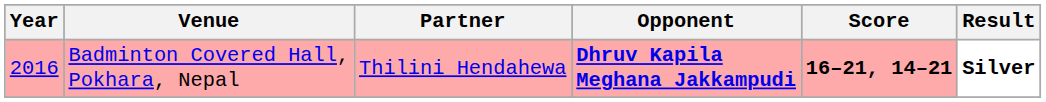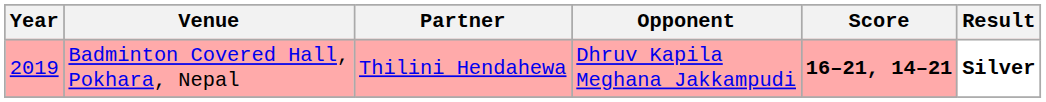(34, 68) 2016 -> (34, 68) 2019
(686, 68) bold -> (686, 68) normal
